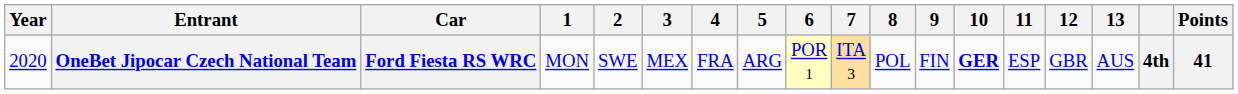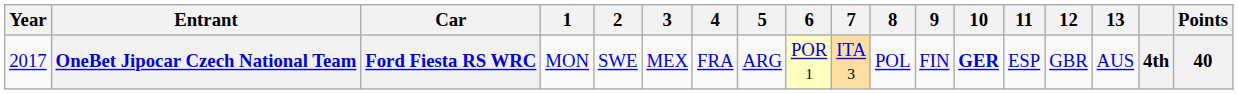(28, 61) 2020 -> (28, 61) 2017
(1203, 61) 41 -> (1203, 61) 40
